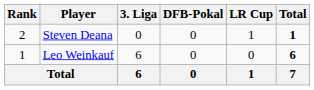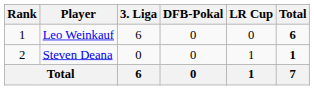rows swapped: (78, 54) <-> (78, 34)
